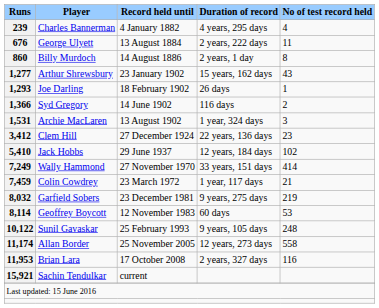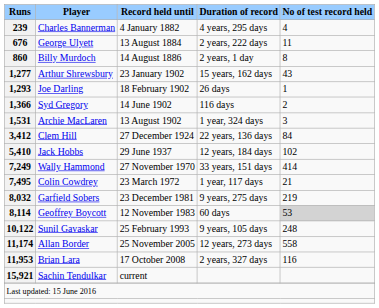(287, 136) 23 -> (287, 136) 84
(20, 182) 7,459 -> (20, 182) 7,495
(287, 213) no background -> (287, 213) lightgrey background
